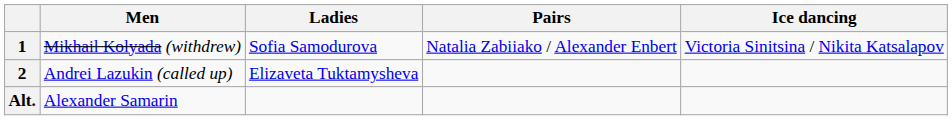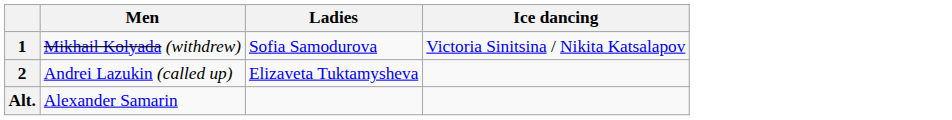- column: (552, 18)
